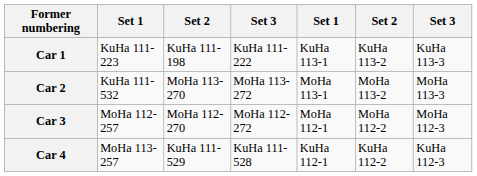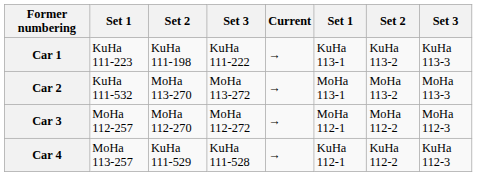+ column: (290, 21)
